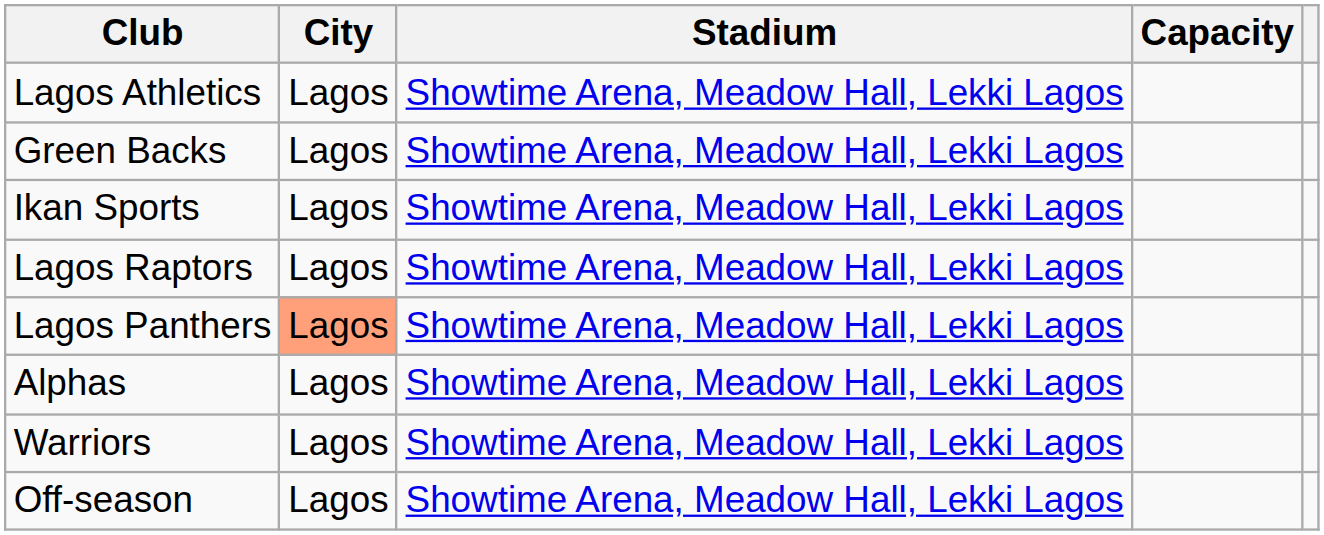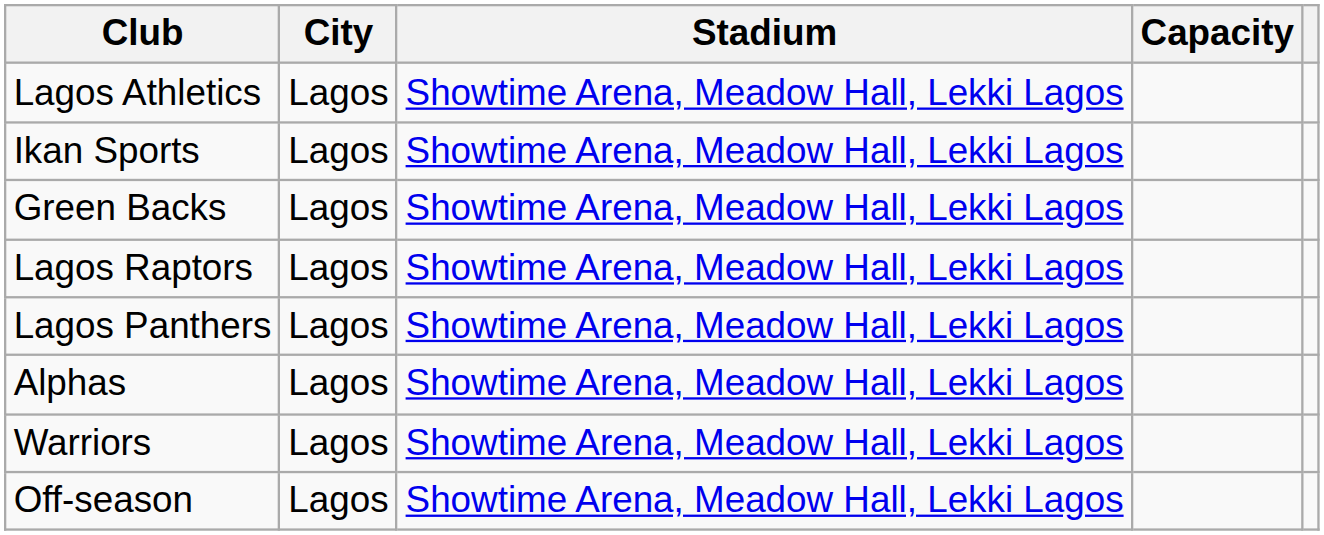rows swapped: (107, 208) <-> (120, 150)
(339, 325) lightsalmon background -> (339, 325) no background
